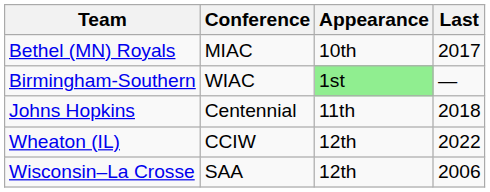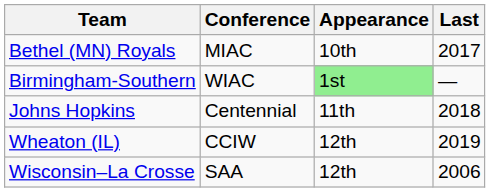(459, 141) 2022 -> (459, 141) 2019
